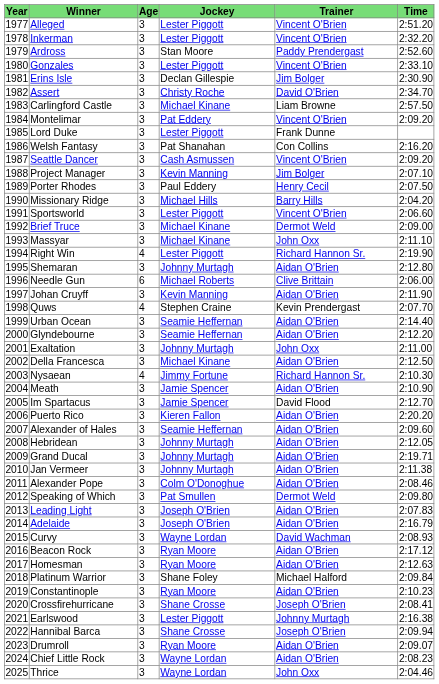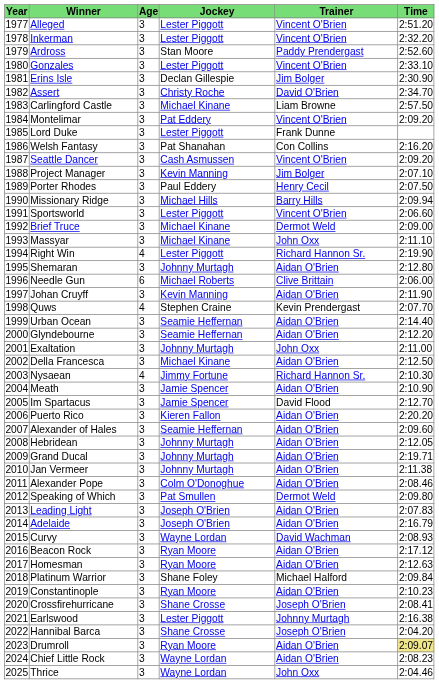(416, 200) 2:04.20 -> (416, 200) 2:09.94
(416, 632) 2:09.94 -> (416, 632) 2:04.20
(416, 645) no background -> (416, 645) khaki background
